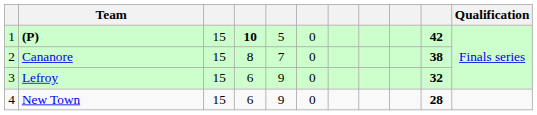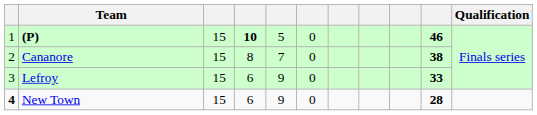(436, 36) 42 -> (436, 36) 46
(436, 78) 32 -> (436, 78) 33
(12, 99) normal -> (12, 99) bold
